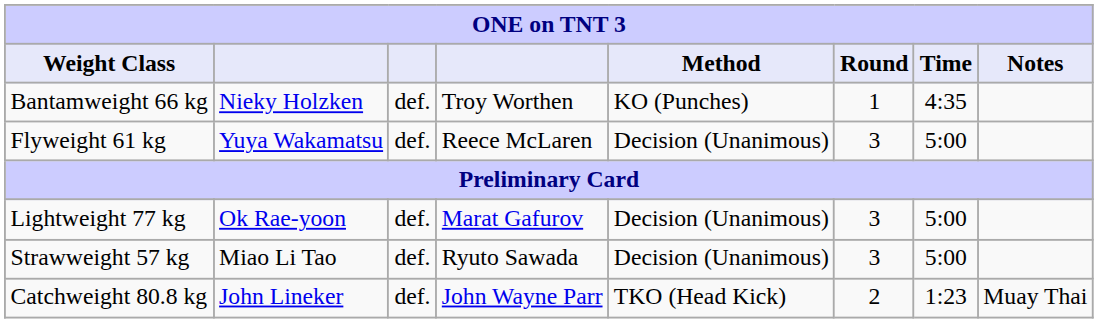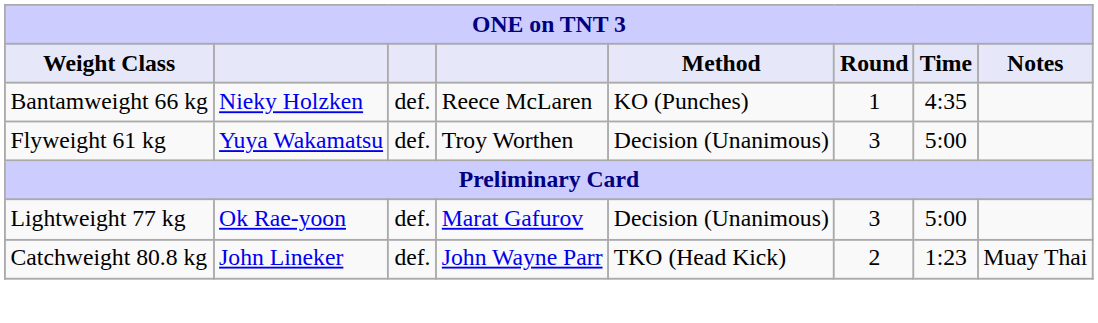(508, 101) Troy Worthen -> (517, 101) Reece McLaren
(517, 140) Reece McLaren -> (508, 140) Troy Worthen
- row: (100, 257)
